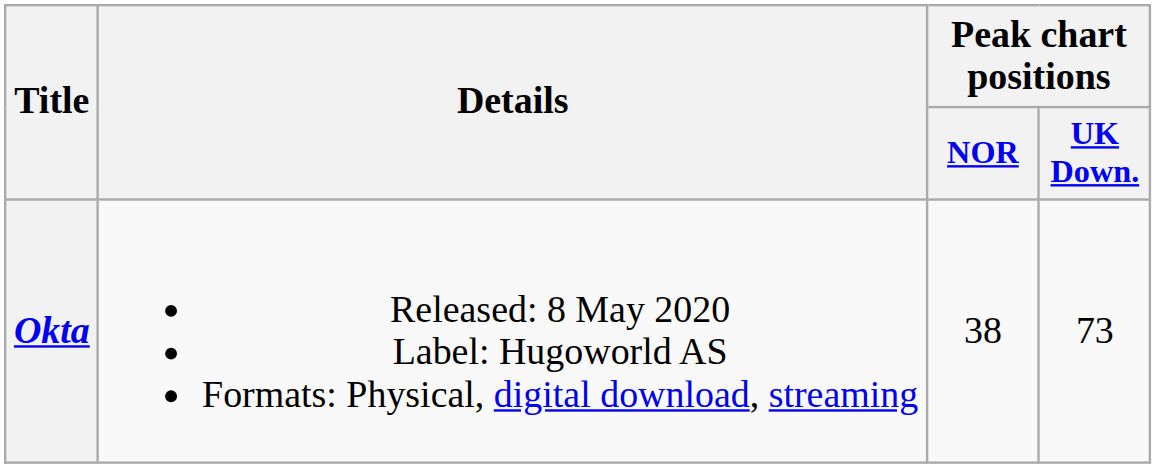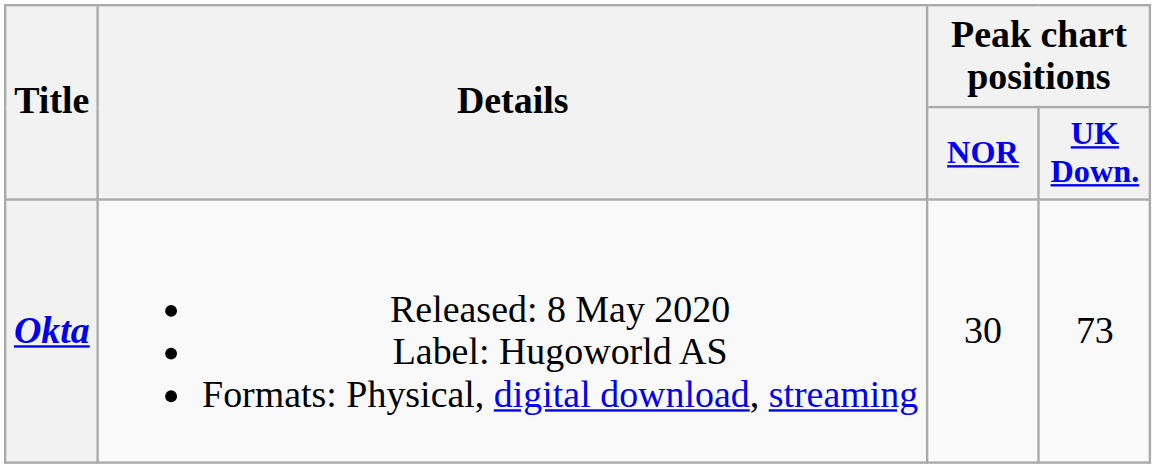(983, 330) 38 -> (983, 330) 30
